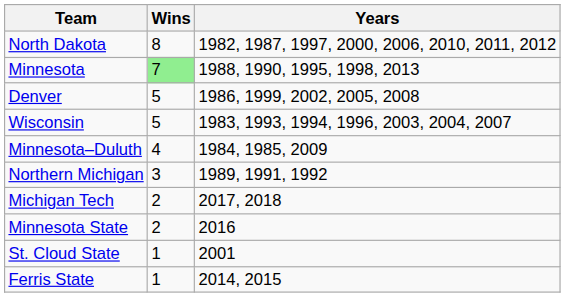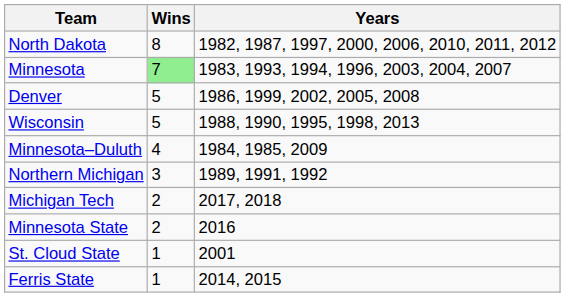(309, 70) 1988, 1990, 1995, 1998, 2013 -> (355, 70) 1983, 1993, 1994, 1996, 2003, 2004, 2007
(355, 123) 1983, 1993, 1994, 1996, 2003, 2004, 2007 -> (309, 123) 1988, 1990, 1995, 1998, 2013
